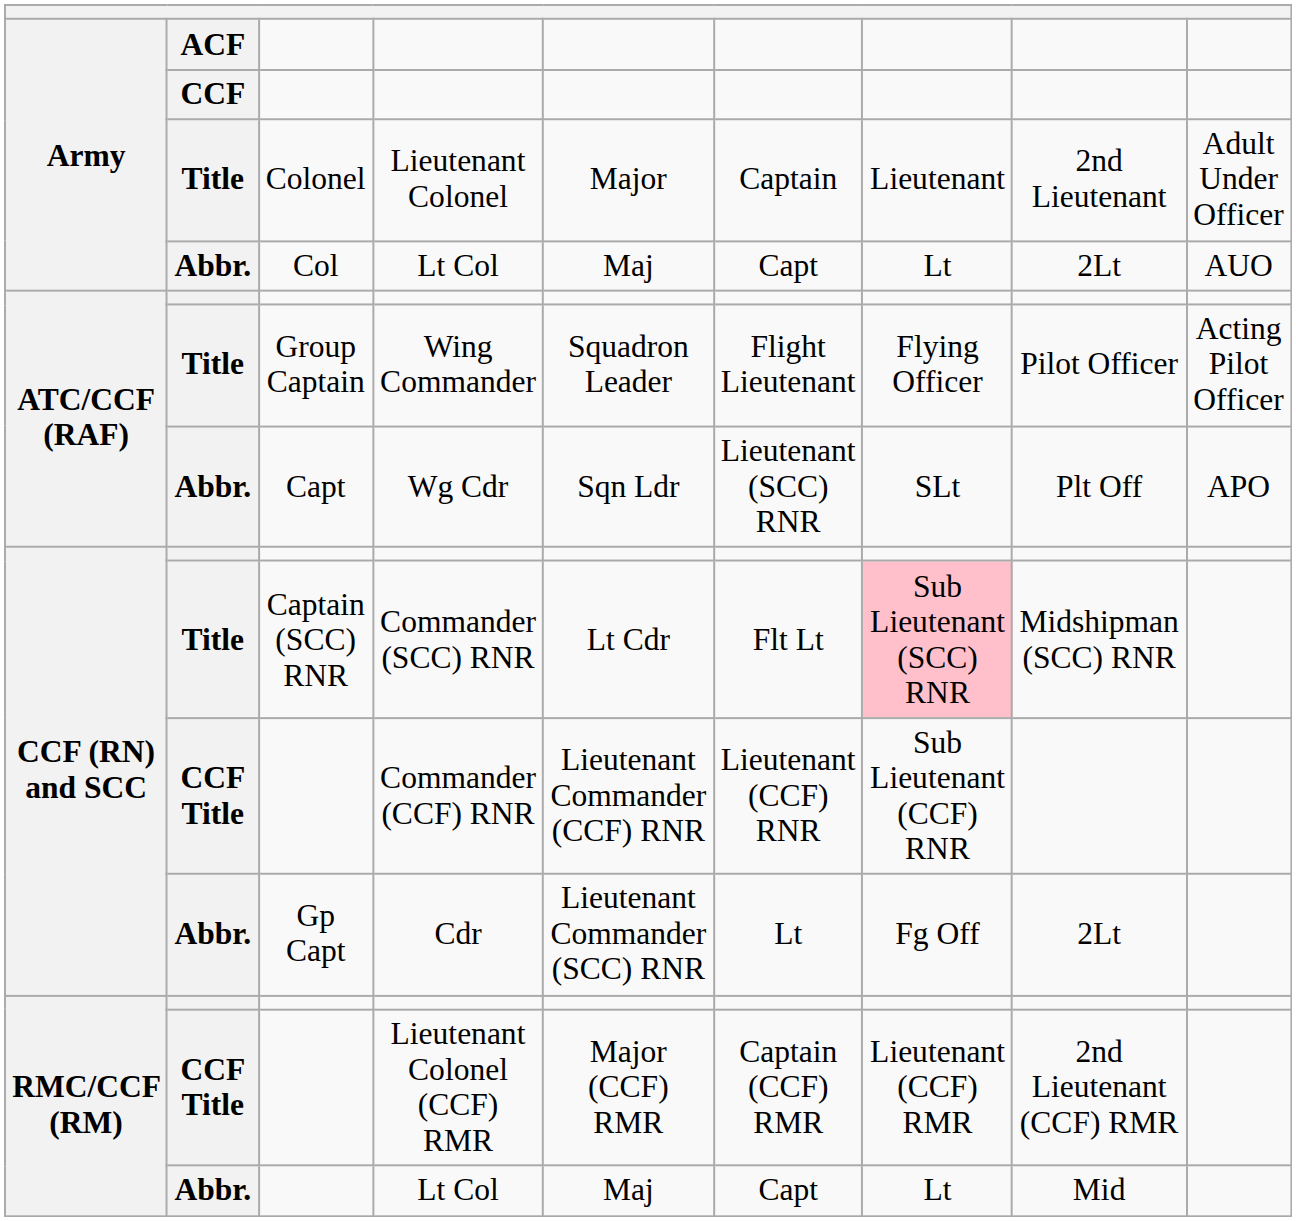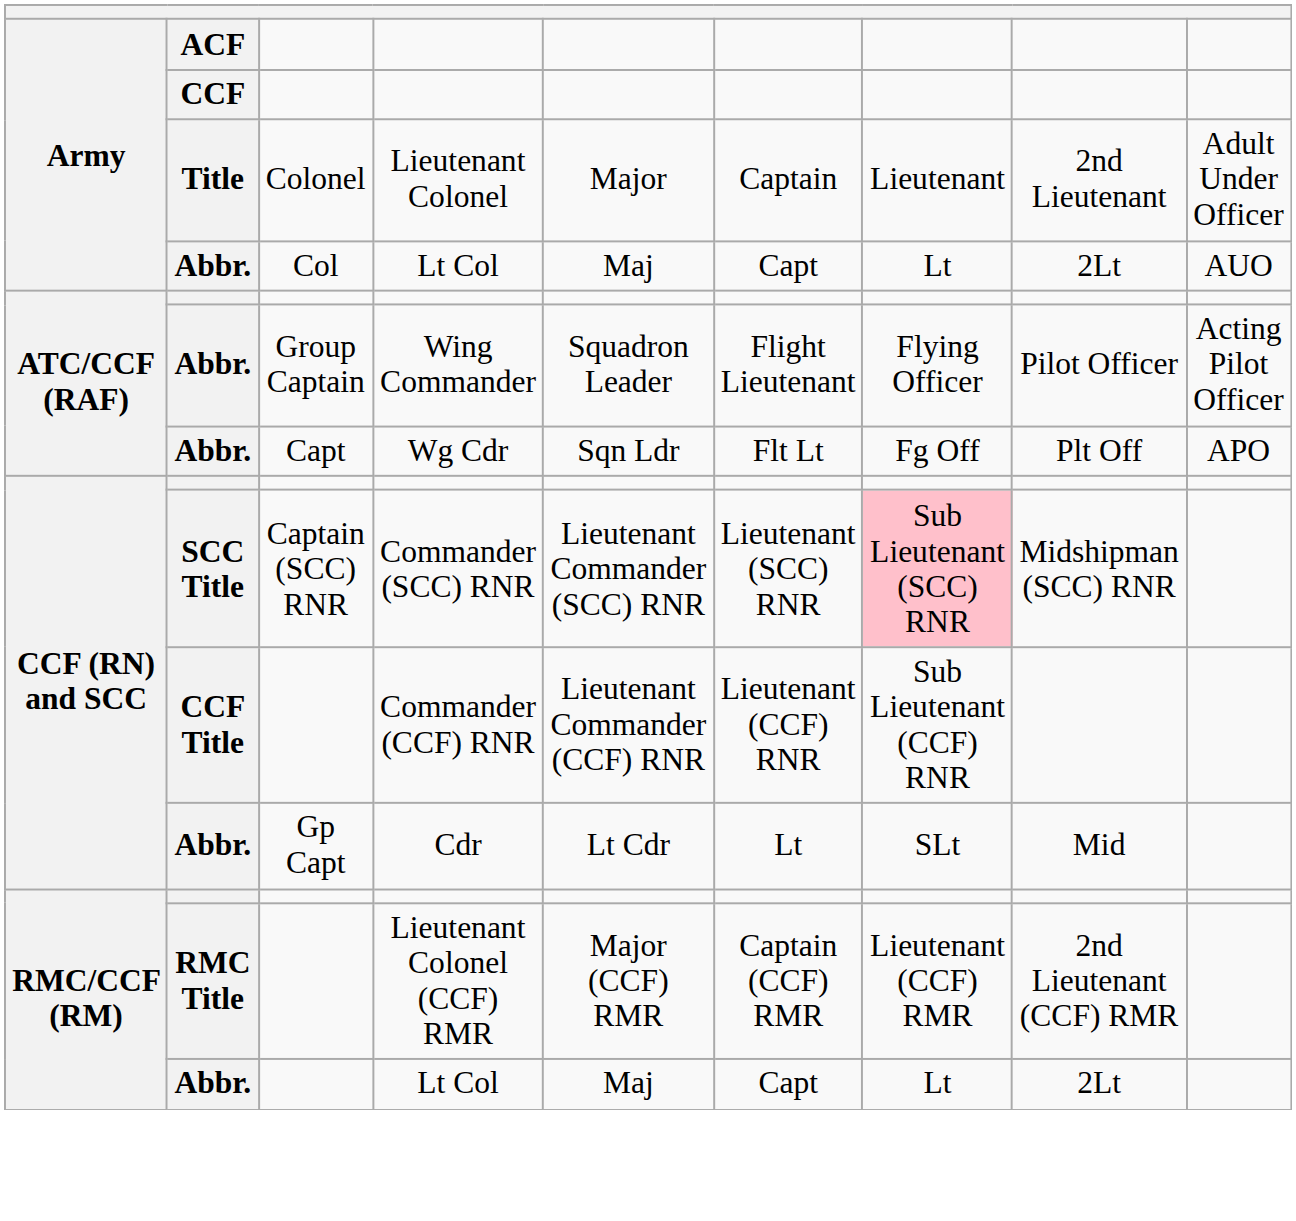(213, 364) Title -> (213, 364) Abbr.
(788, 485) Lieutenant (SCC) RNR -> (788, 450) Flt Lt
(938, 485) SLt -> (938, 450) Fg Off
(213, 638) Title -> (213, 568) SCC Title
(628, 638) Lt Cdr -> (628, 568) Lieutenant Commander (SCC) RNR
(788, 638) Flt Lt -> (788, 568) Lieutenant (SCC) RNR
(628, 933) Lieutenant Commander (SCC) RNR -> (628, 845) Lt Cdr
(938, 933) Fg Off -> (938, 845) SLt
(1099, 933) 2Lt -> (1099, 845) Mid
(213, 1087) CCF Title -> (213, 980) RMC Title
(1099, 1190) Mid -> (1099, 1083) 2Lt
